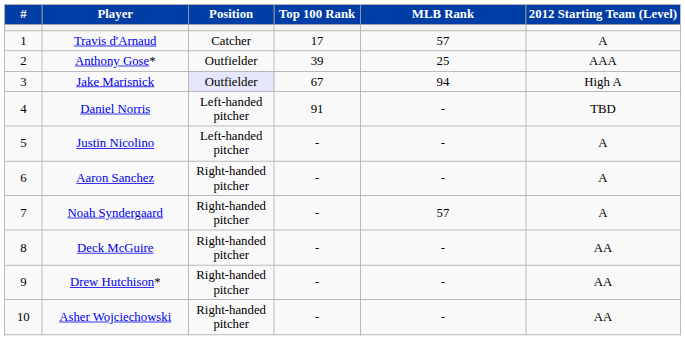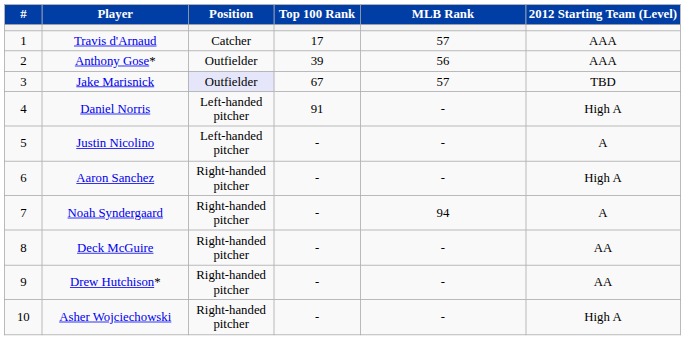(603, 40) A -> (603, 40) AAA
(443, 61) 25 -> (443, 61) 56
(443, 81) 94 -> (443, 81) 57
(603, 81) High A -> (603, 81) TBD
(603, 108) TBD -> (603, 108) High A
(603, 178) A -> (603, 178) High A
(443, 213) 57 -> (443, 213) 94
(603, 317) AA -> (603, 317) High A
